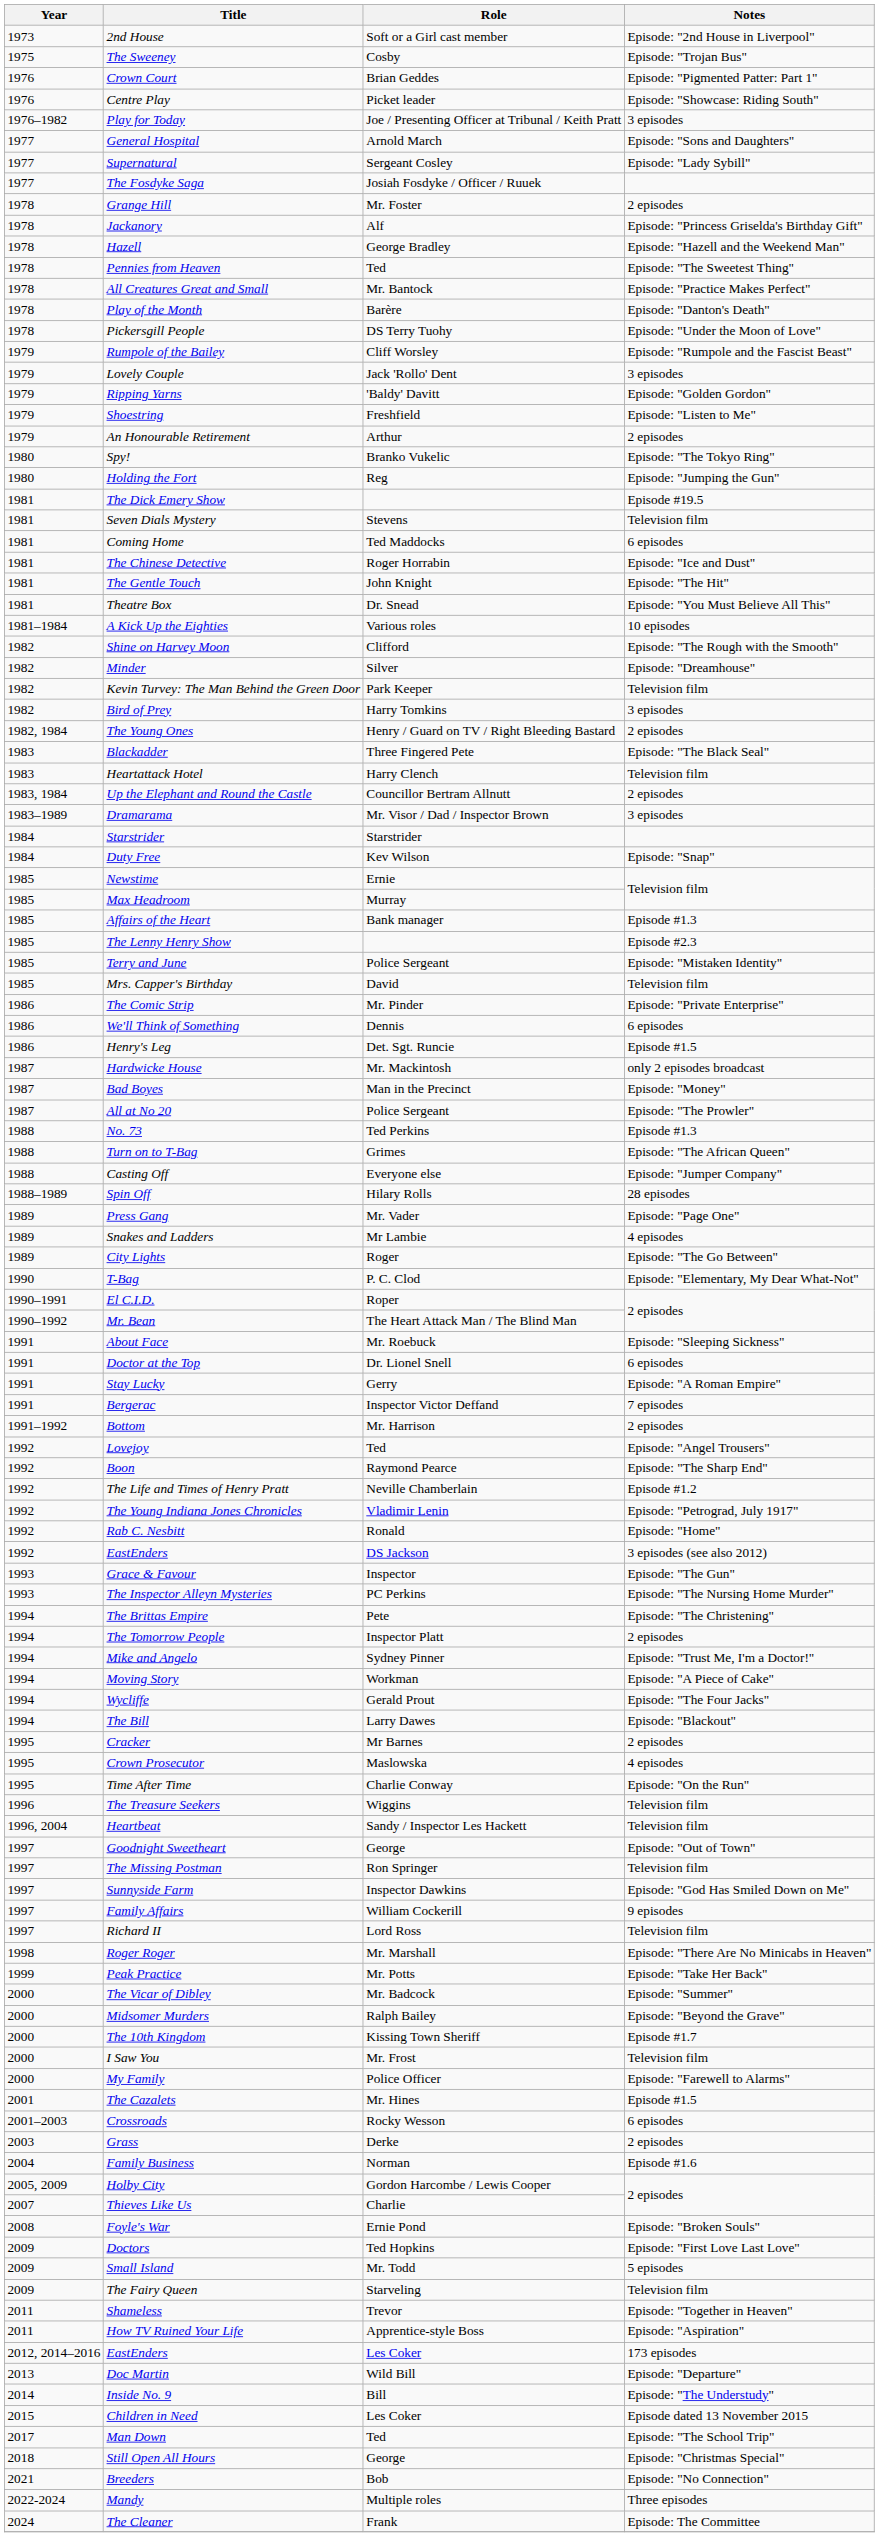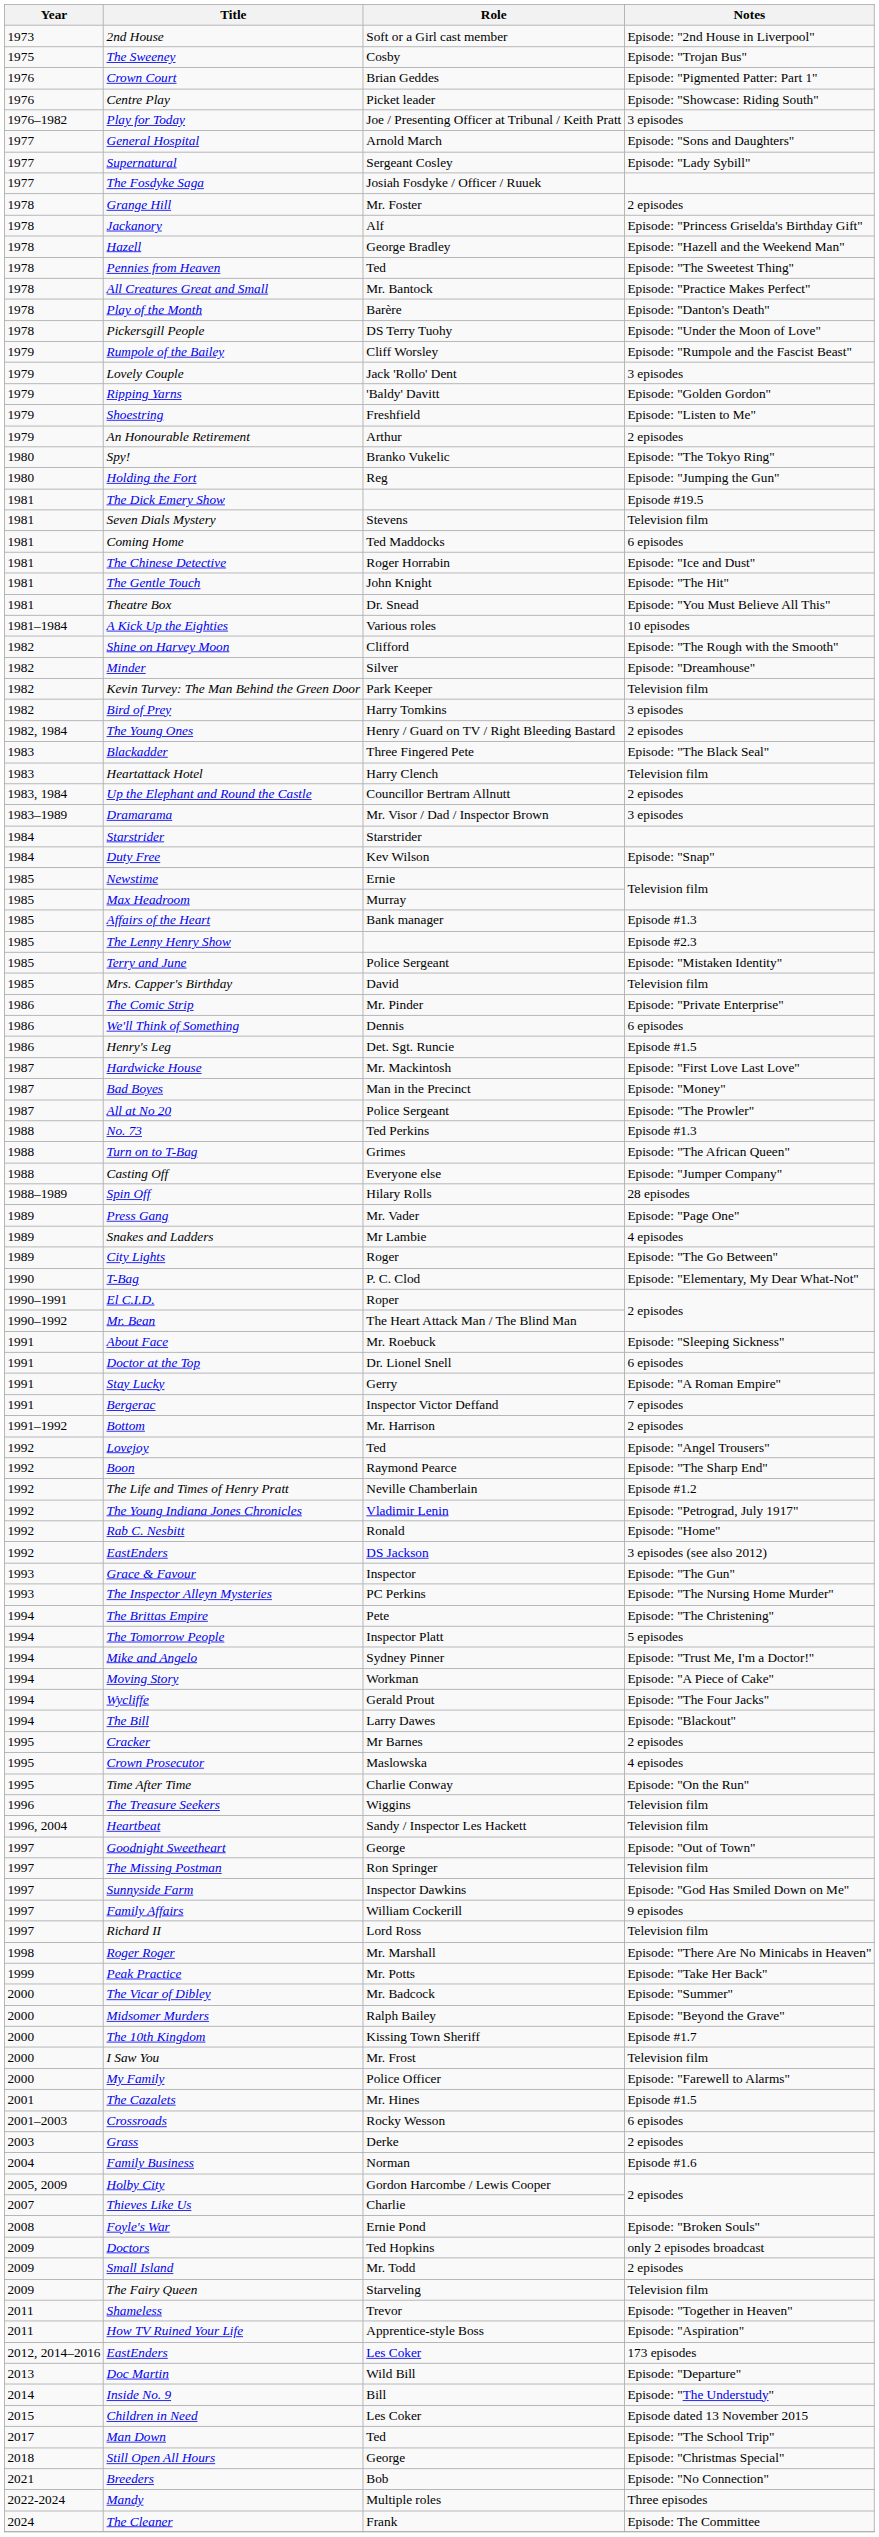(696, 1068) only 2 episodes broadcast -> (714, 1068) Episode: "First Love Last Love"
(655, 1636) 2 episodes -> (655, 1636) 5 episodes
(714, 2247) Episode: "First Love Last Love" -> (696, 2247) only 2 episodes broadcast
(655, 2268) 5 episodes -> (655, 2268) 2 episodes
